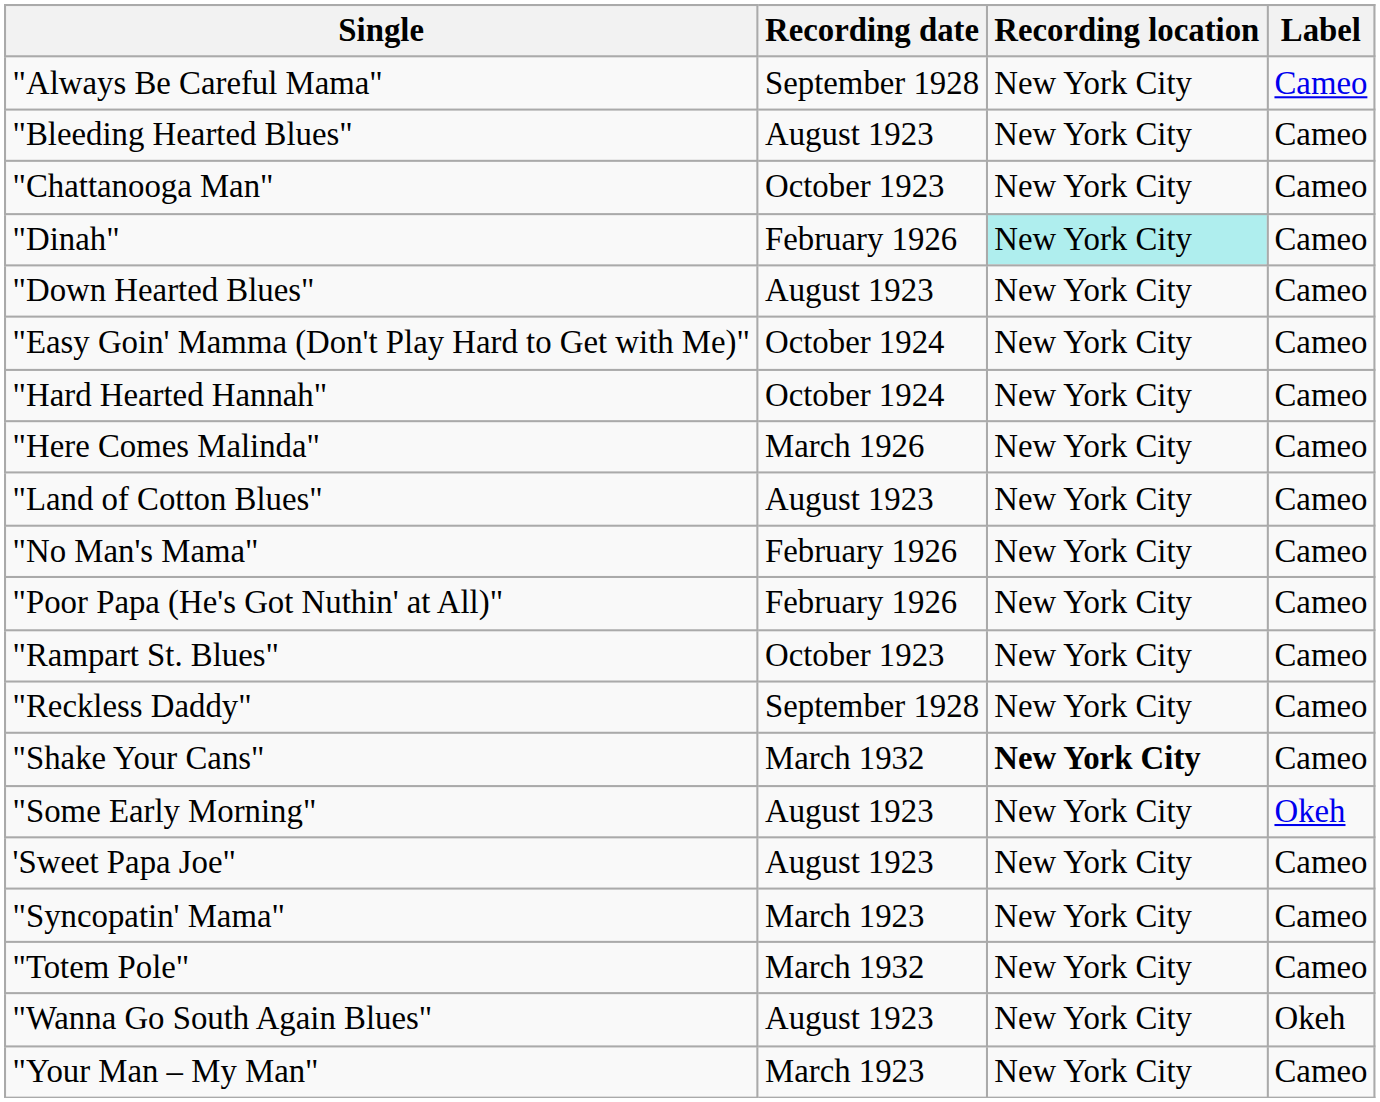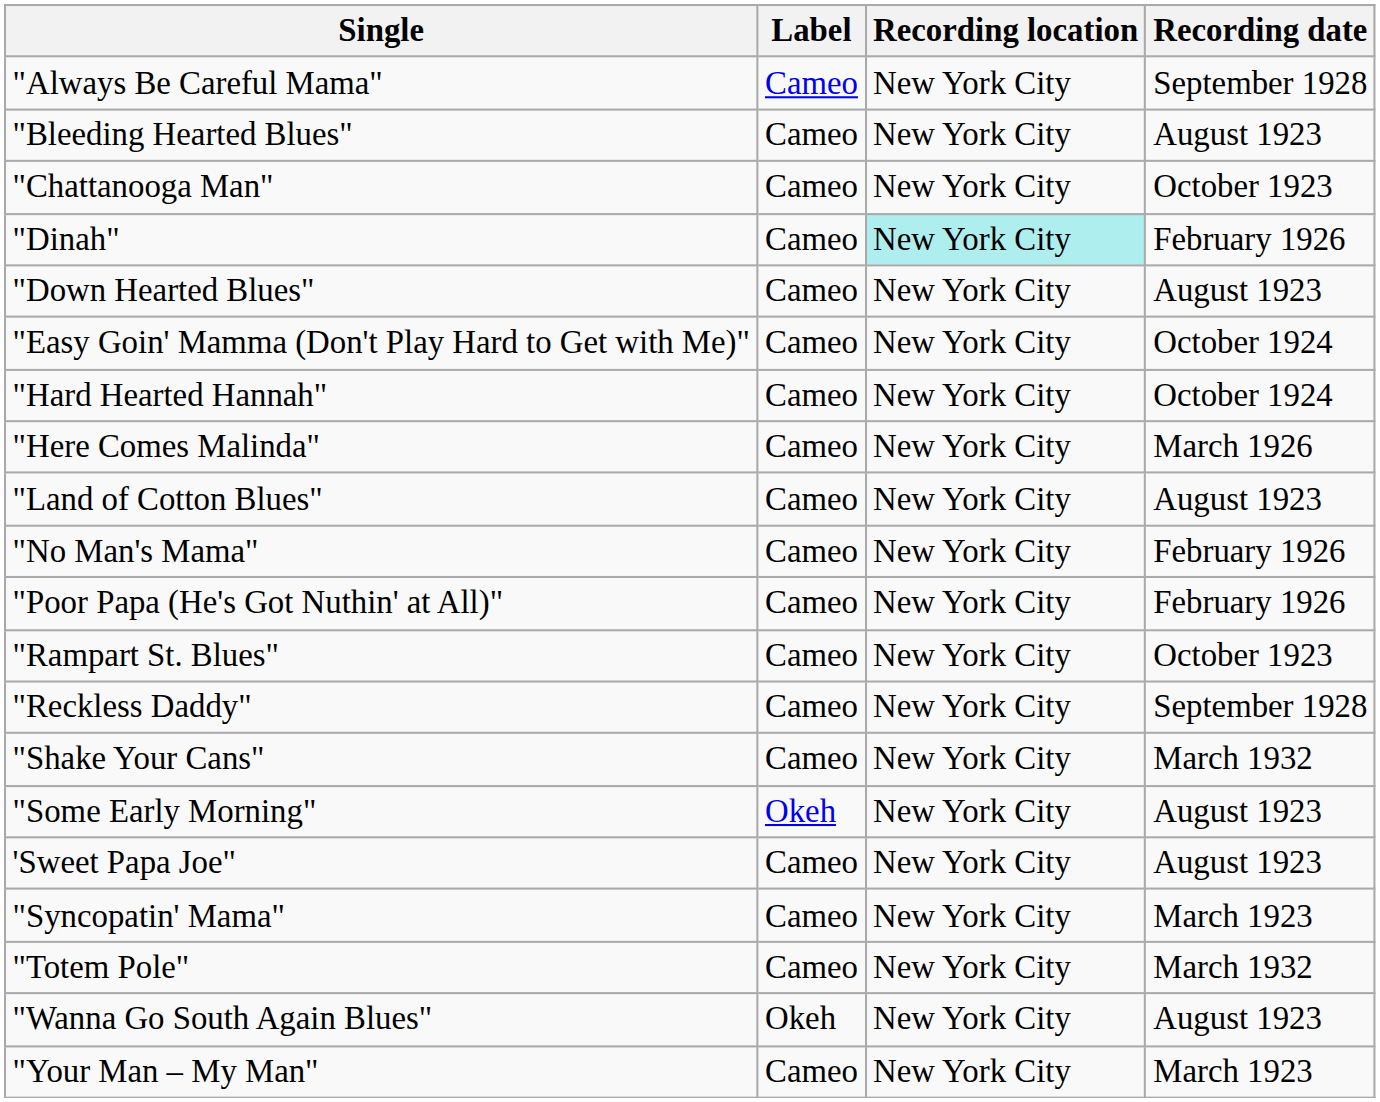columns swapped: (872, 30) <-> (1321, 30)
(1097, 758) bold -> (972, 758) normal
